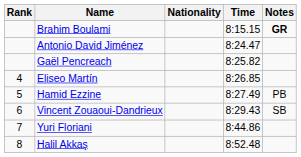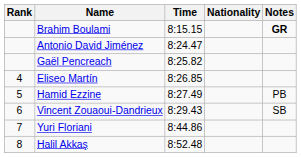columns swapped: (194, 12) <-> (243, 12)
